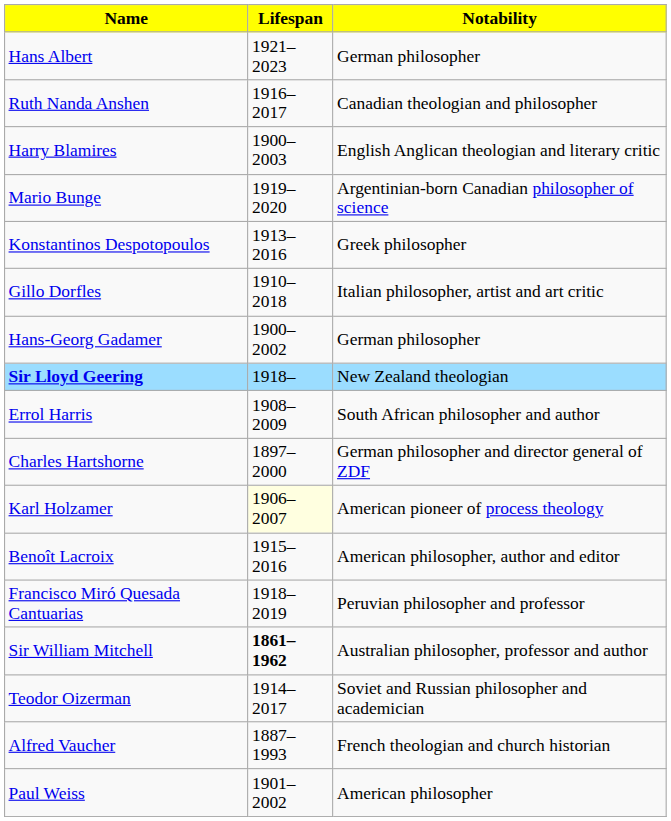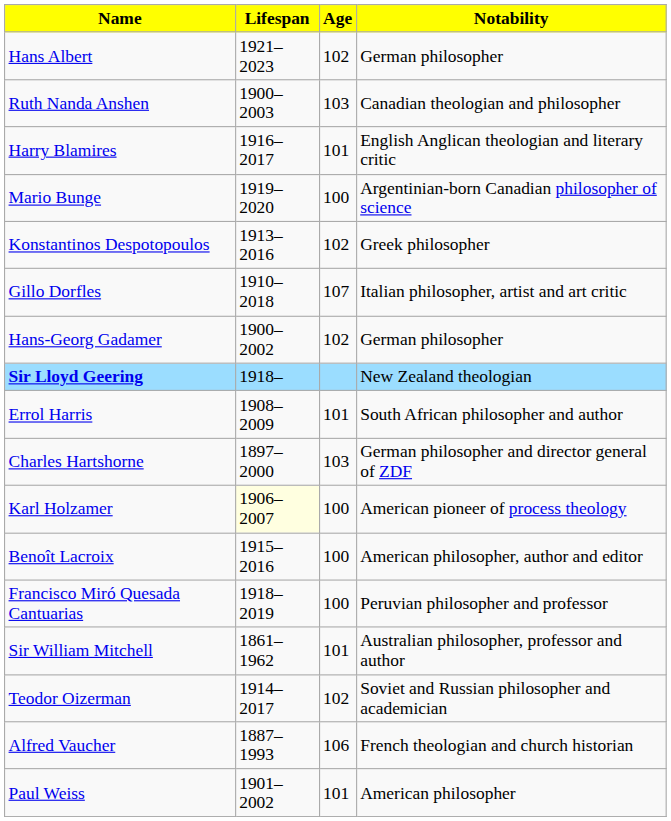+ column: (338, 18)
(274, 103) 1916–2017 -> (261, 103) 1900–2003
(274, 150) 1900–2003 -> (261, 150) 1916–2017
(274, 650) bold -> (261, 650) normal
